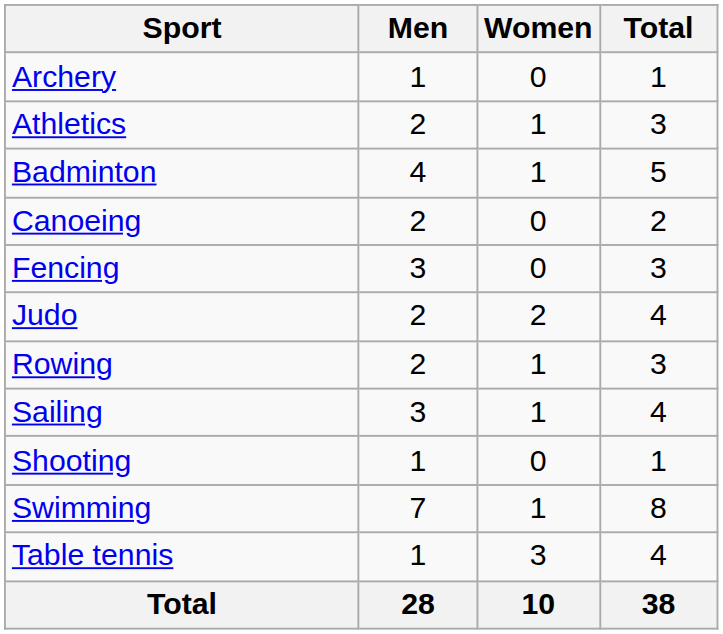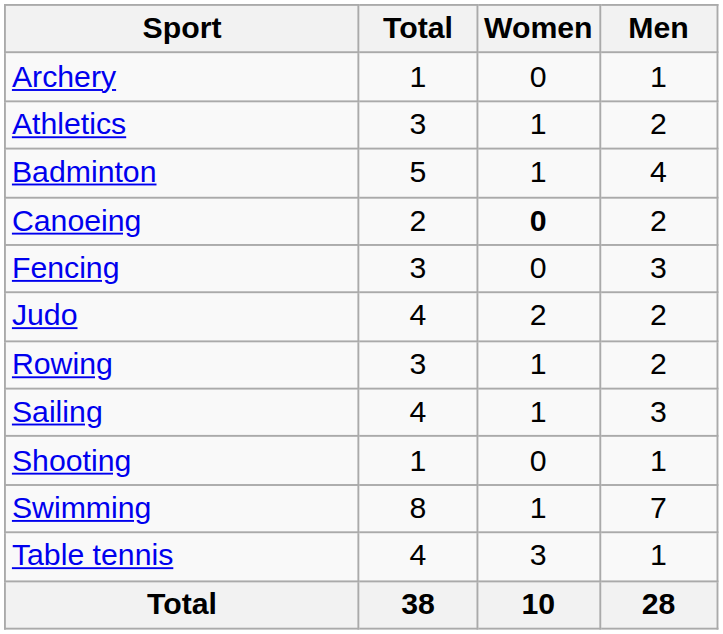columns swapped: (418, 28) <-> (659, 28)
(538, 220) normal -> (538, 220) bold
